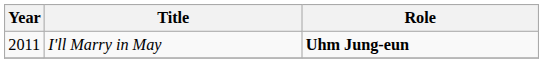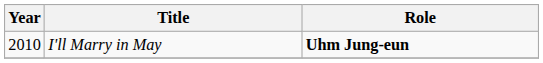(24, 44) 2011 -> (25, 44) 2010
